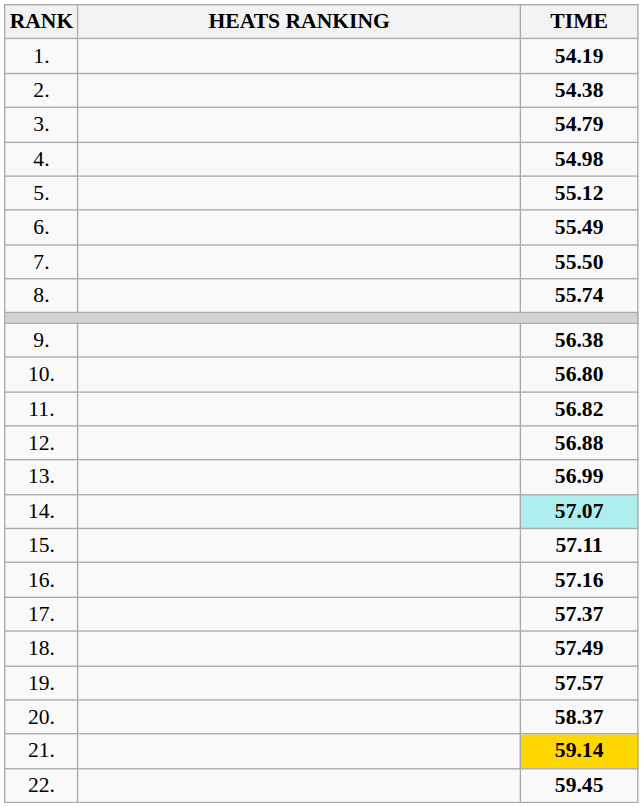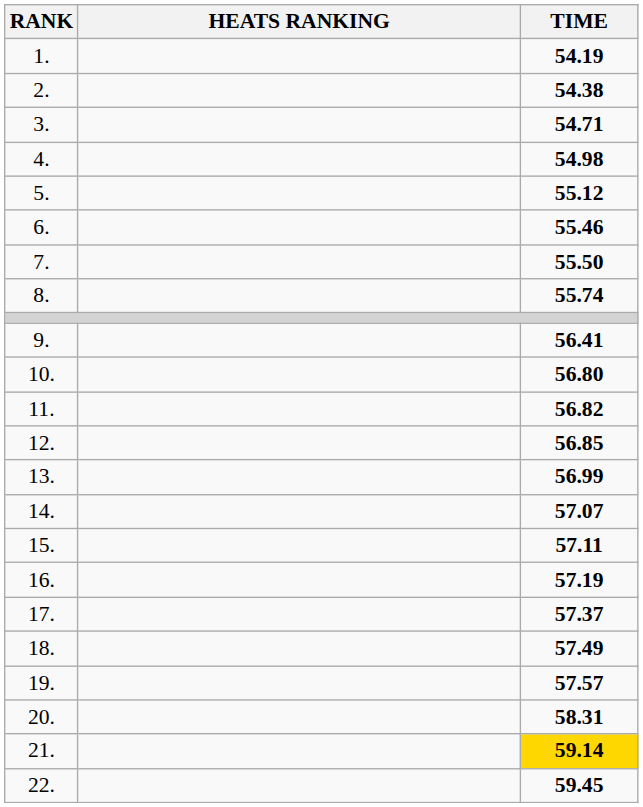(579, 124) 54.79 -> (579, 124) 54.71
(579, 227) 55.49 -> (579, 227) 55.46
(579, 339) 56.38 -> (579, 339) 56.41
(579, 442) 56.88 -> (579, 442) 56.85
(579, 511) paleturquoise background -> (579, 511) no background
(579, 579) 57.16 -> (579, 579) 57.19
(579, 716) 58.37 -> (579, 716) 58.31
